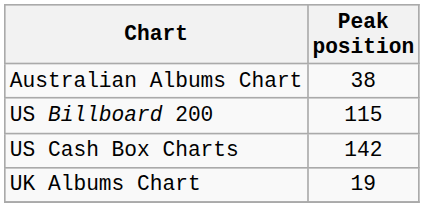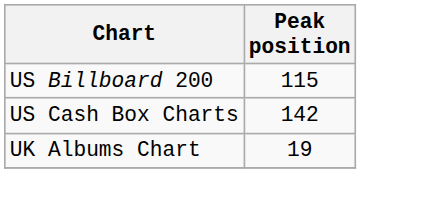- row: (156, 81)
